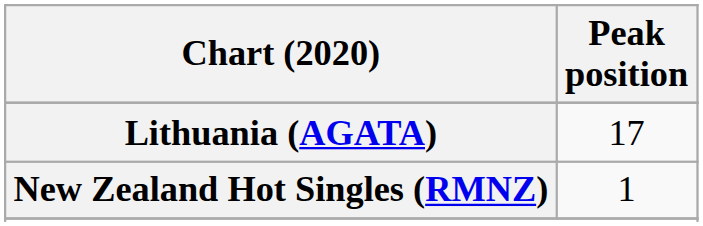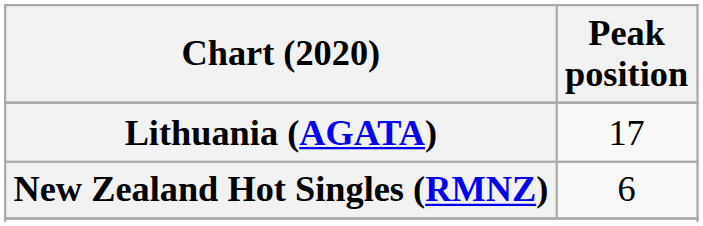(627, 189) 1 -> (627, 189) 6
